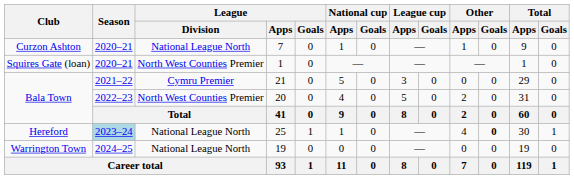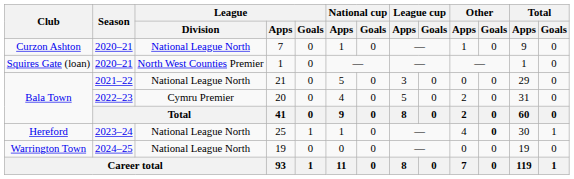(201, 81) Cymru Premier -> (201, 81) National League North
(201, 98) North West Counties Premier -> (201, 98) Cymru Premier
(114, 132) lightblue background -> (114, 132) no background
